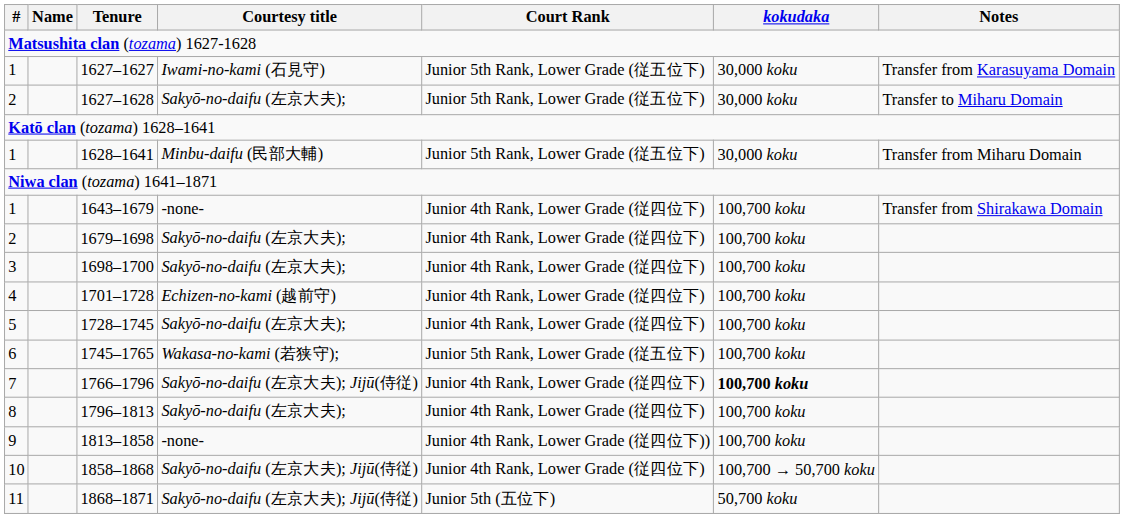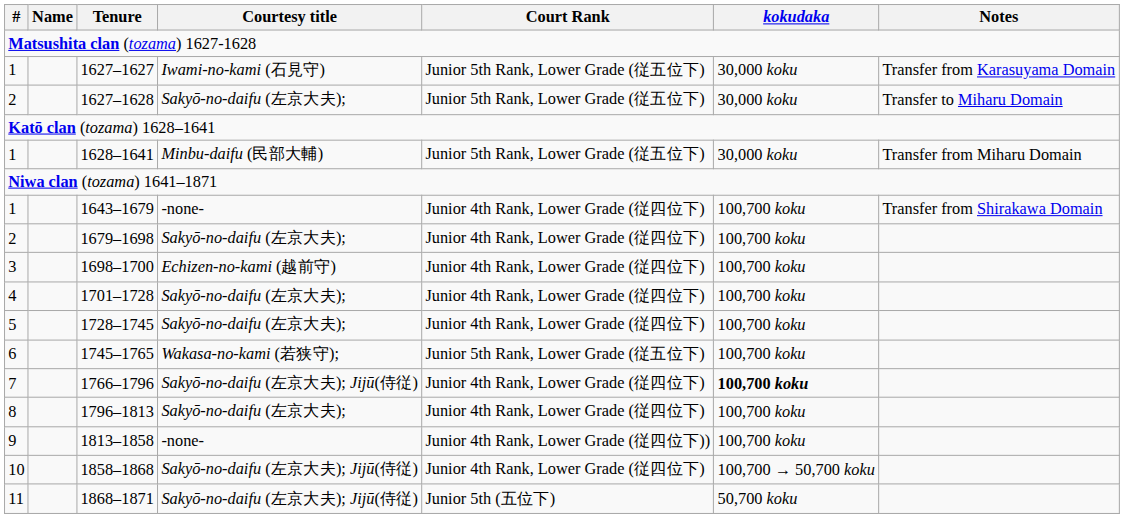(254, 266) Sakyō-no-daifu (左京大夫); -> (249, 266) Echizen-no-kami (越前守)
(249, 295) Echizen-no-kami (越前守) -> (254, 295) Sakyō-no-daifu (左京大夫);
